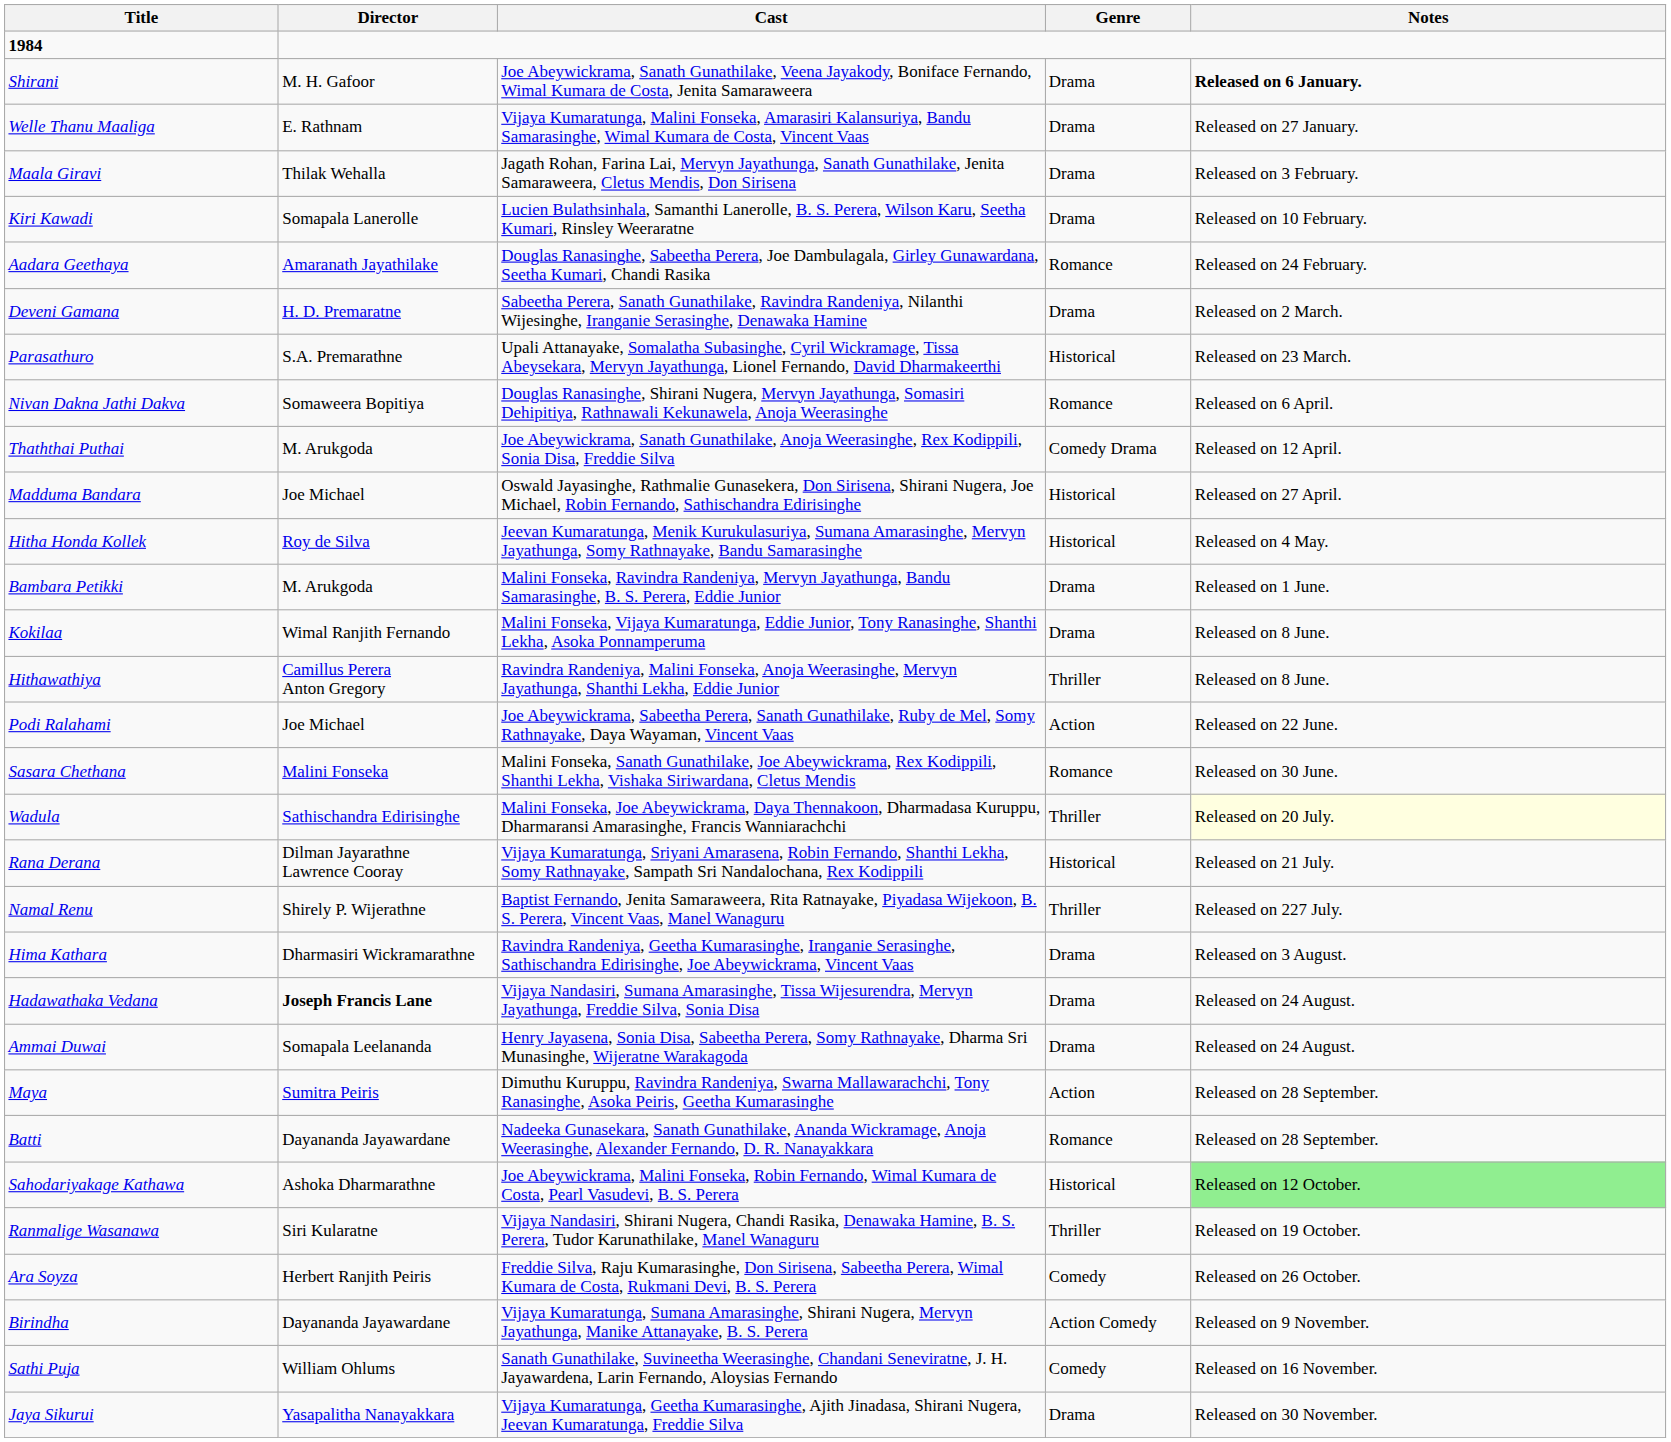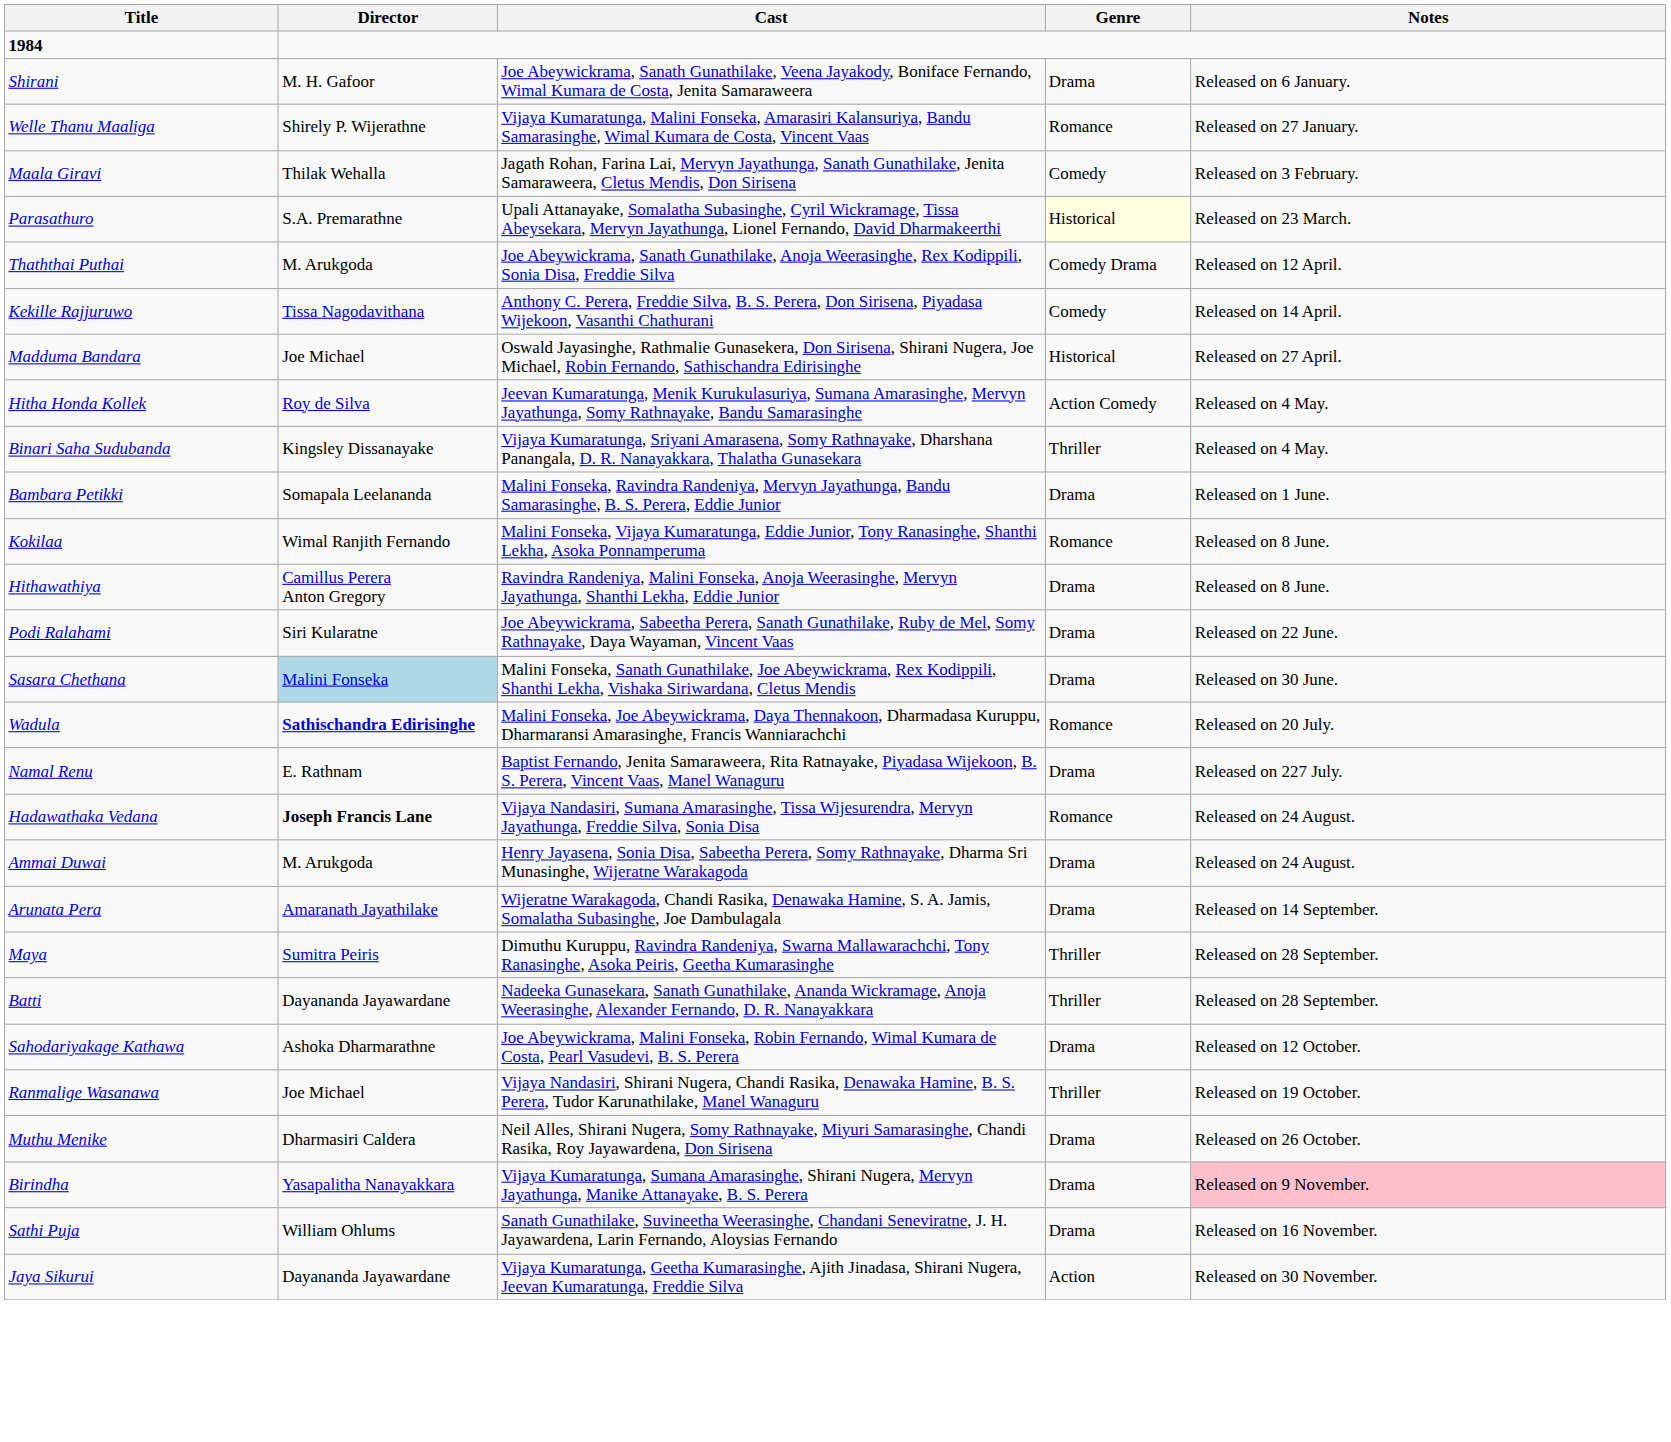(1278, 81) bold -> (1272, 81) normal
(322, 127) E. Rathnam -> (354, 127) Shirely P. Wijerathne
(1072, 127) Drama -> (1081, 127) Romance
(1072, 173) Drama -> (1078, 173) Comedy
- row: (51, 219)
- row: (68, 265)
- row: (64, 311)
(1082, 357) no background -> (1082, 219) lightyellow background
- row: (97, 403)
+ row: (70, 311)
(1082, 541) Historical -> (1103, 403) Action Comedy
+ row: (89, 449)
(327, 587) M. Arukgoda -> (357, 495) Somapala Leelananda
(1072, 633) Drama -> (1081, 541) Romance
(1075, 678) Thriller -> (1072, 587) Drama
(323, 724) Joe Michael -> (330, 633) Siri Kularatne
(1072, 724) Action -> (1072, 633) Drama
(335, 770) no background -> (335, 678) lightblue background
(1081, 770) Romance -> (1072, 678) Drama
(371, 816) normal -> (379, 724) bold
(1075, 816) Thriller -> (1081, 724) Romance
(1264, 816) lightyellow background -> (1264, 724) no background
- row: (54, 862)
(354, 908) Shirely P. Wijerathne -> (322, 770) E. Rathnam
(1075, 908) Thriller -> (1072, 770) Drama
- row: (58, 954)
(1072, 1000) Drama -> (1081, 816) Romance
(357, 1046) Somapala Leelananda -> (327, 862) M. Arukgoda
+ row: (55, 908)
(1072, 1092) Action -> (1075, 954) Thriller
(1081, 1138) Romance -> (1075, 1000) Thriller
(1082, 1184) Historical -> (1072, 1046) Drama
(1278, 1184) lightgreen background -> (1278, 1046) no background
(330, 1230) Siri Kularatne -> (323, 1092) Joe Michael
- row: (43, 1276)
+ row: (58, 1138)
(366, 1322) Dayananda Jayawardane -> (368, 1184) Yasapalitha Nanayakkara
(1103, 1322) Action Comedy -> (1072, 1184) Drama
(1282, 1322) no background -> (1282, 1184) pink background
(1078, 1368) Comedy -> (1072, 1230) Drama
(368, 1414) Yasapalitha Nanayakkara -> (366, 1276) Dayananda Jayawardane
(1072, 1414) Drama -> (1072, 1276) Action
